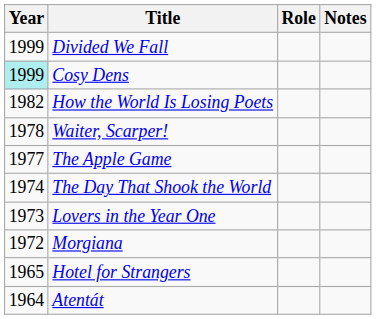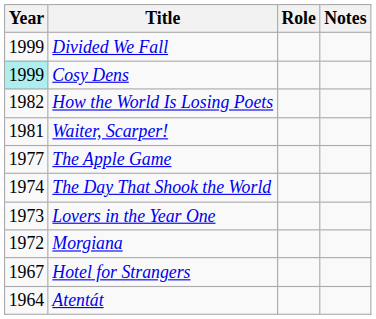(26, 131) 1978 -> (26, 131) 1981
(26, 272) 1965 -> (26, 272) 1967
